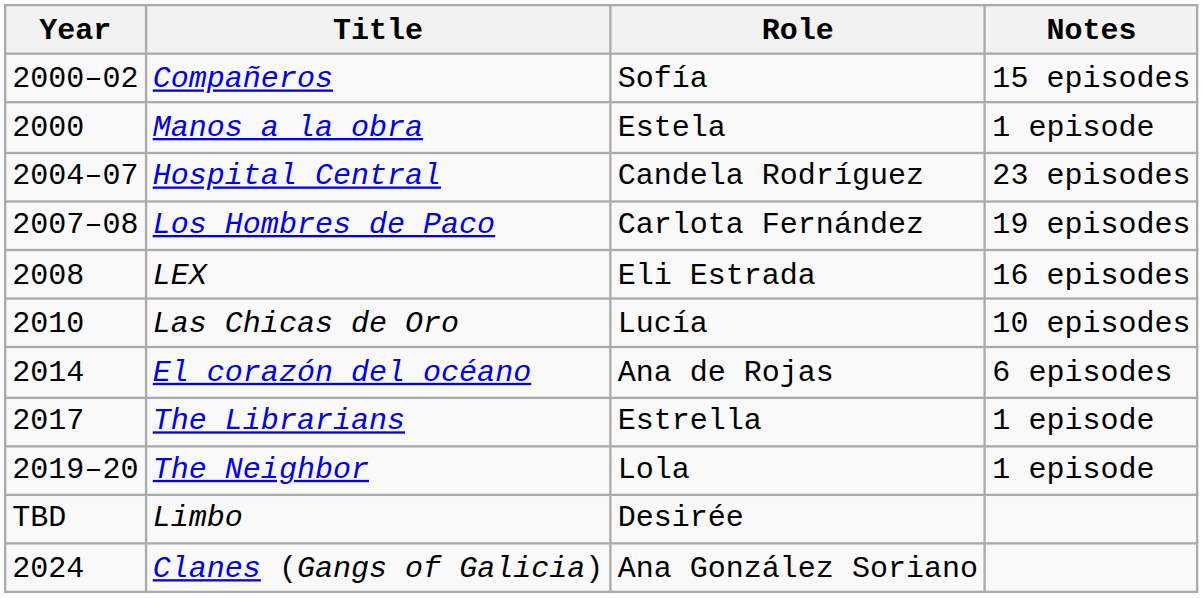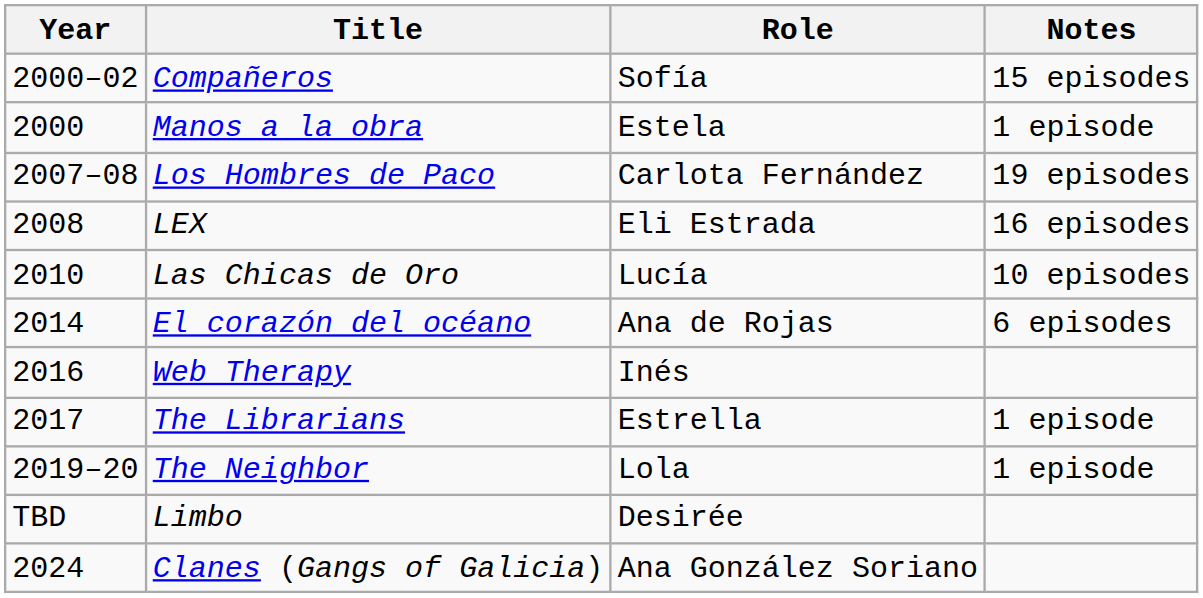- row: (297, 176)
+ row: (252, 372)
